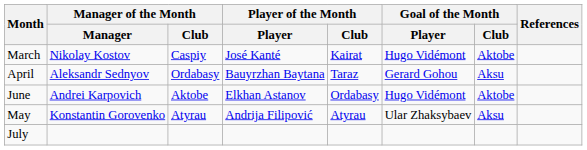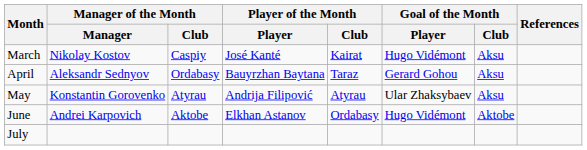(496, 54) Aktobe -> (491, 54) Aksu
rows swapped: (19, 114) <-> (19, 94)
